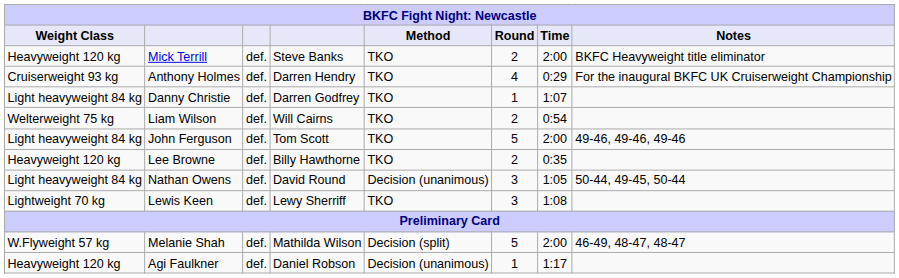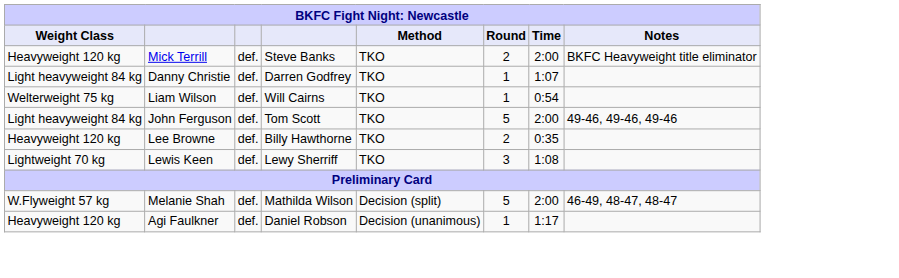- row: (194, 77)
(515, 118) 2 -> (506, 97) 1
- row: (189, 180)
